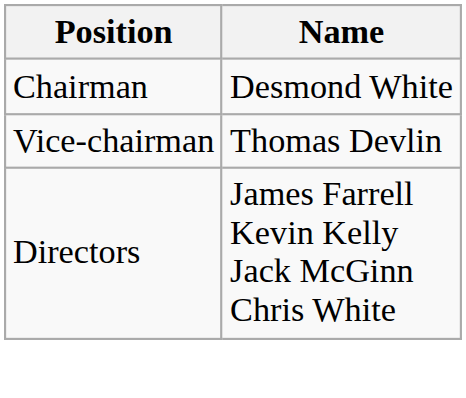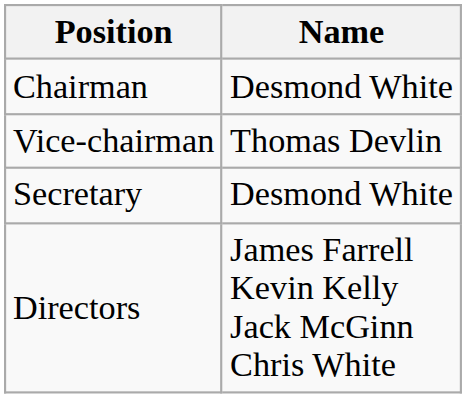+ row: (78, 194)
